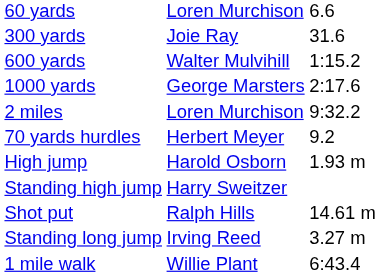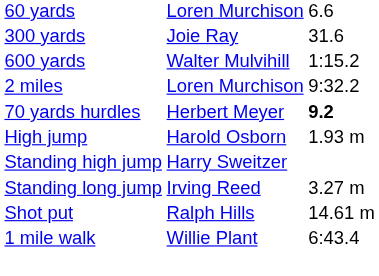- row: (50, 86)
(322, 137) normal -> (321, 111) bold
rows swapped: (83, 238) <-> (39, 213)
